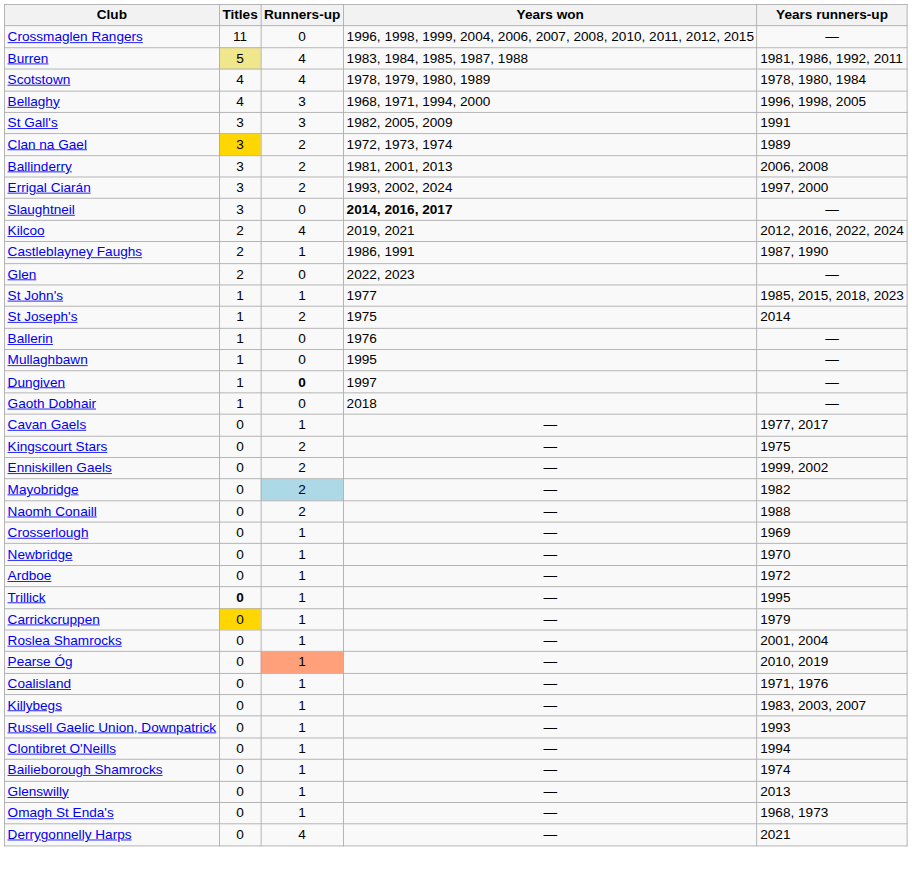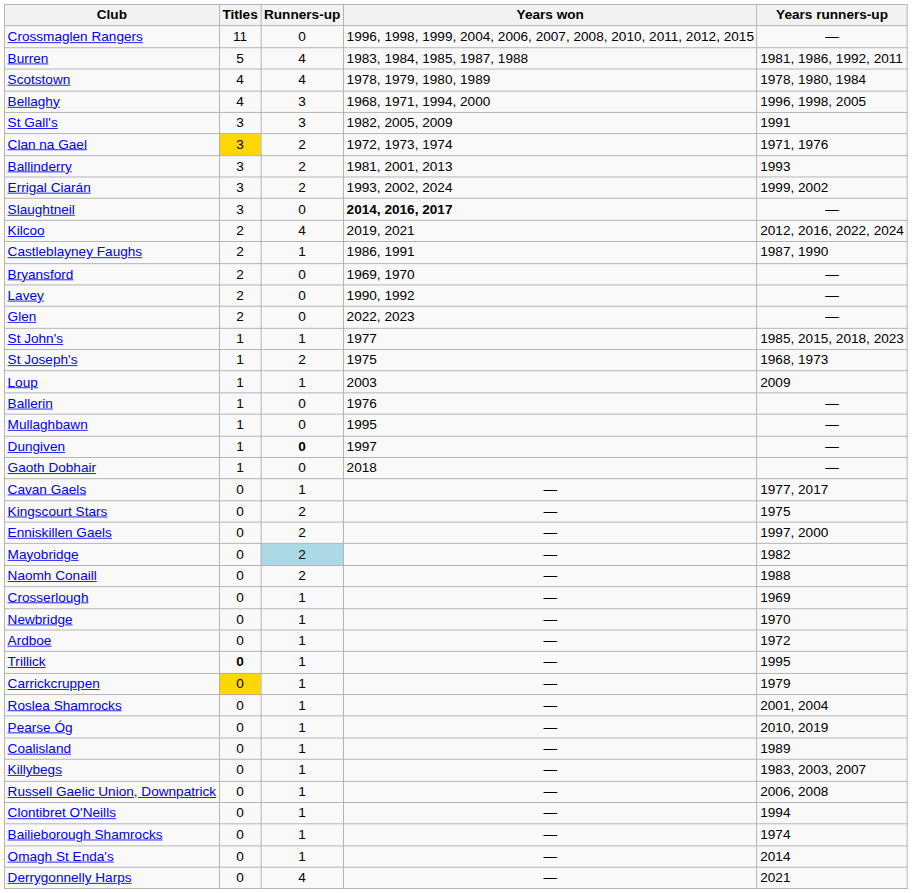(240, 58) khaki background -> (240, 58) no background
(775, 144) 1989 -> (794, 144) 1971, 1976
(794, 166) 2006, 2008 -> (775, 166) 1993
(794, 187) 1997, 2000 -> (794, 187) 1999, 2002
+ row: (40, 274)
+ row: (26, 295)
(775, 317) 2014 -> (794, 360) 1968, 1973
+ row: (23, 381)
(794, 468) 1999, 2002 -> (794, 532) 1997, 2000
(302, 662) lightsalmon background -> (302, 727) no background
(794, 683) 1971, 1976 -> (775, 748) 1989
(775, 727) 1993 -> (794, 791) 2006, 2008
- row: (38, 791)
(794, 813) 1968, 1973 -> (775, 856) 2014
